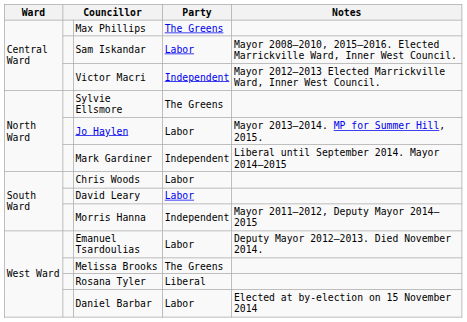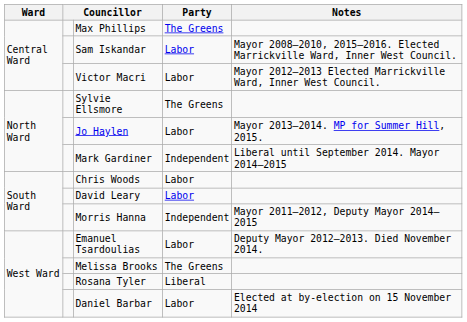(197, 77) Independent -> (179, 77) Labor
